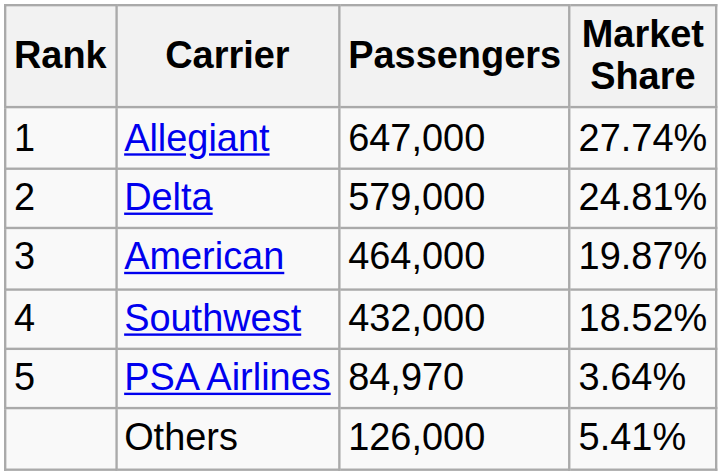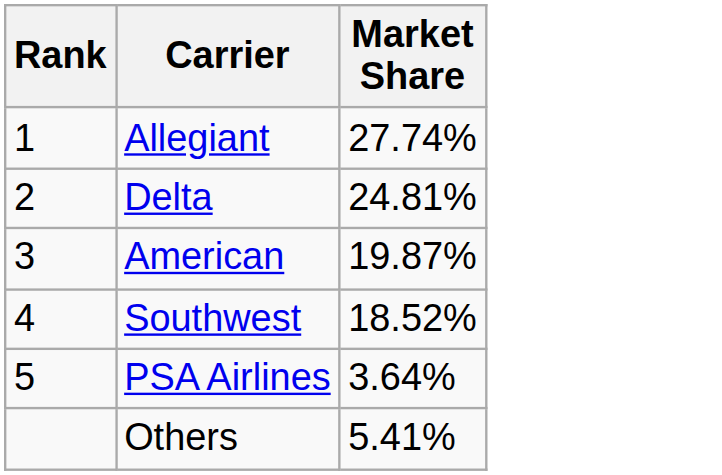- column: (455, 55)
